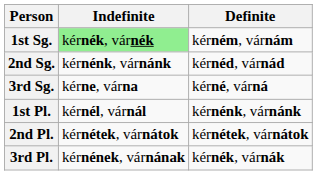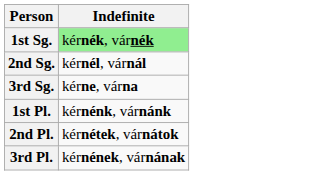- column: (250, 16)
(116, 63) kérnénk, várnánk -> (104, 63) kérnél, várnál
(104, 110) kérnél, várnál -> (116, 110) kérnénk, várnánk
